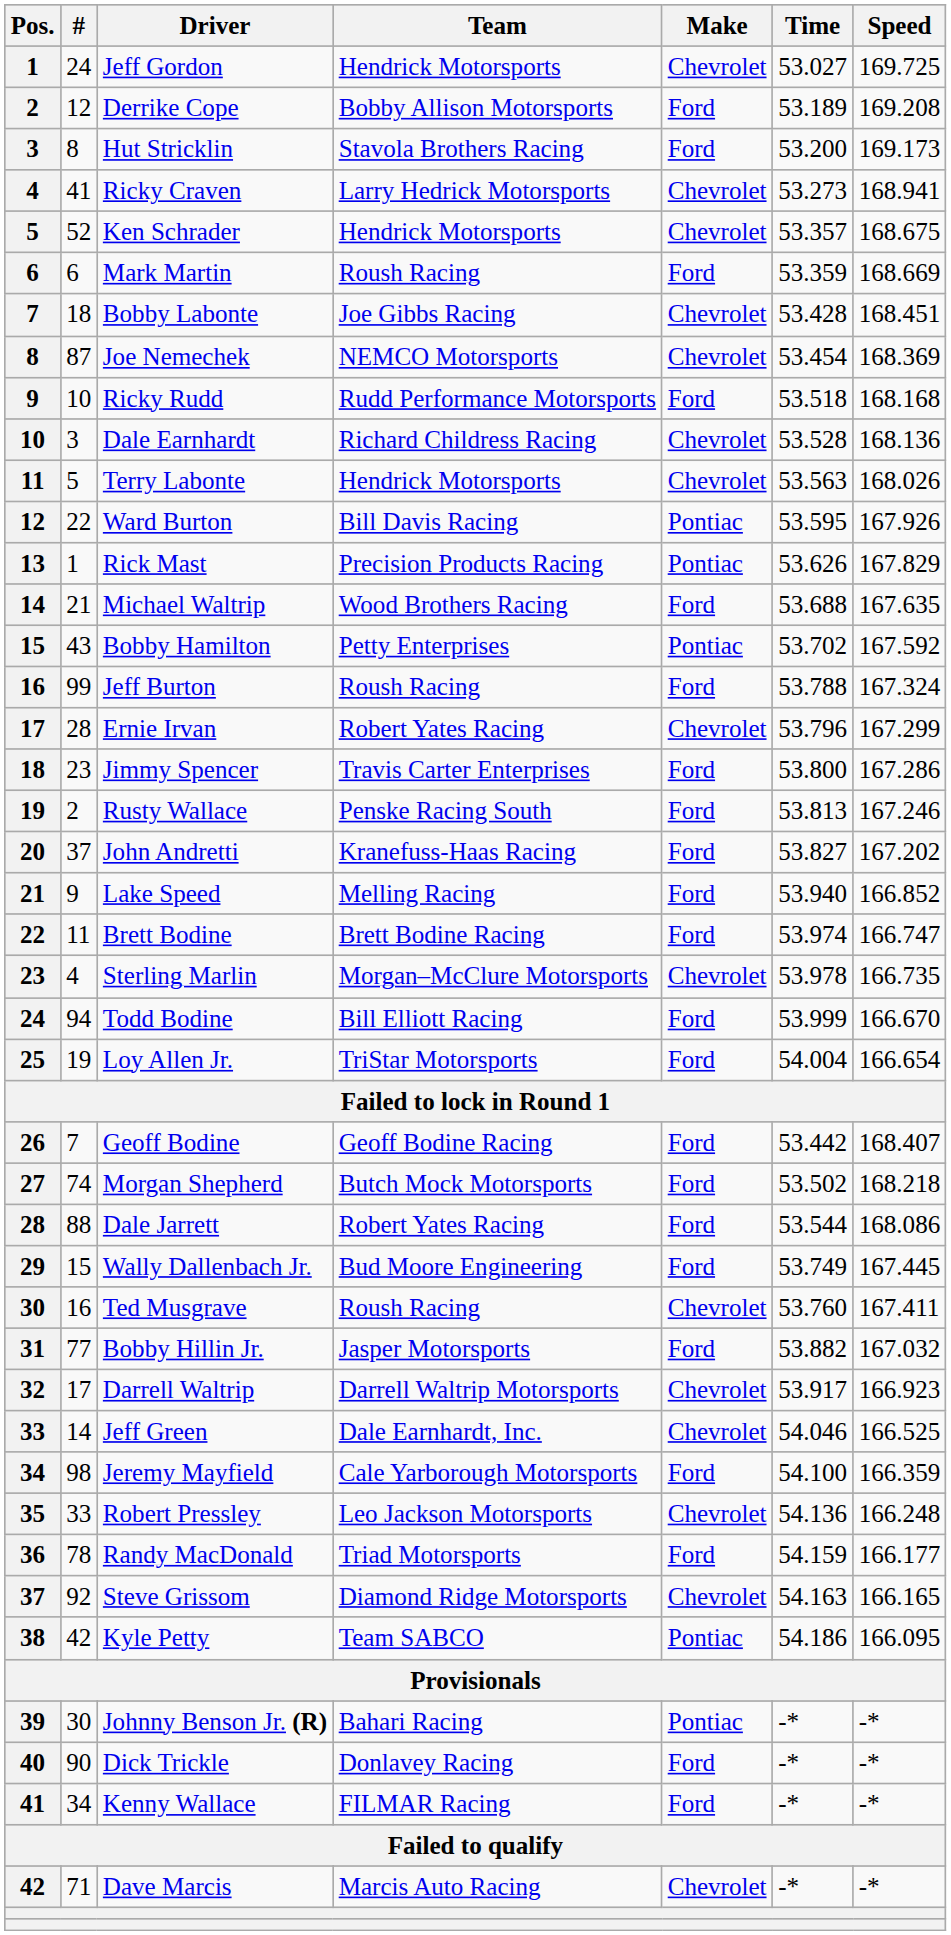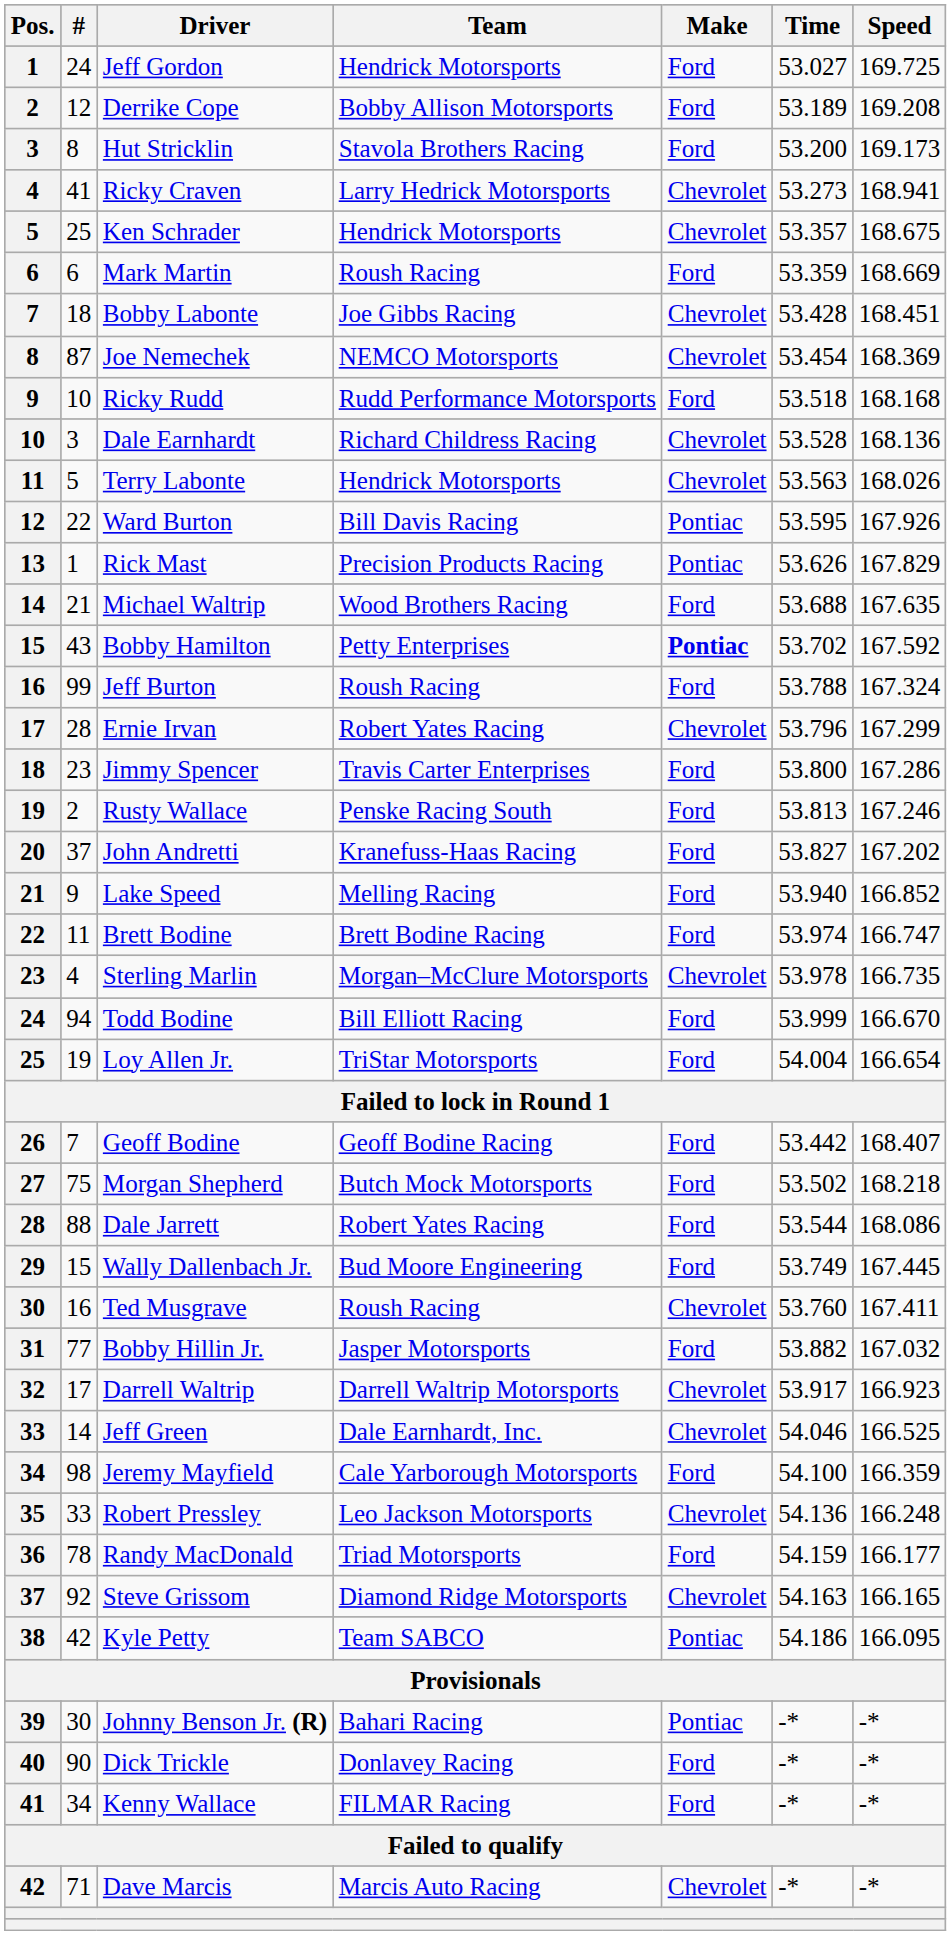(717, 66) Chevrolet -> (691, 66) Ford
(79, 232) 52 -> (79, 232) 25
(705, 645) normal -> (708, 645) bold
(79, 1183) 74 -> (79, 1183) 75
